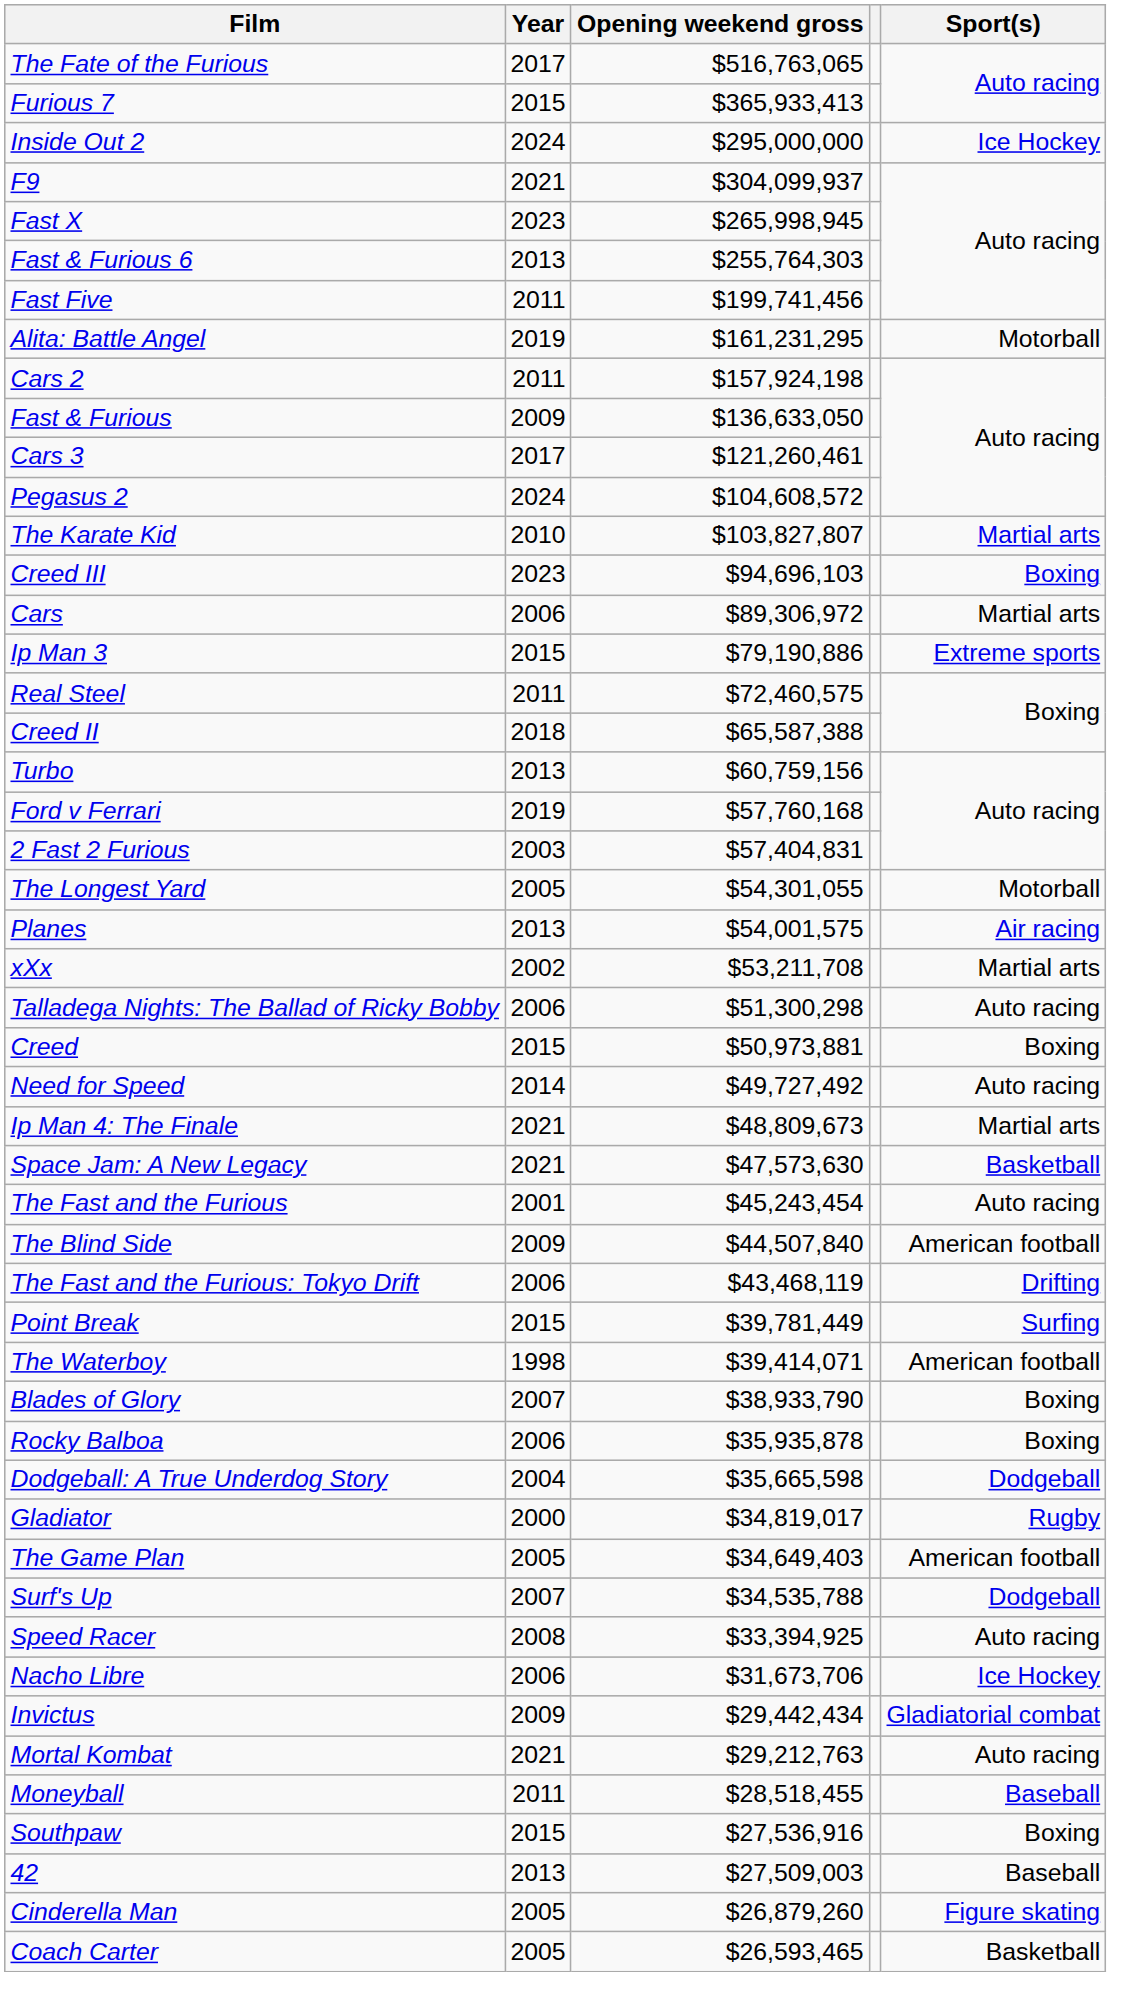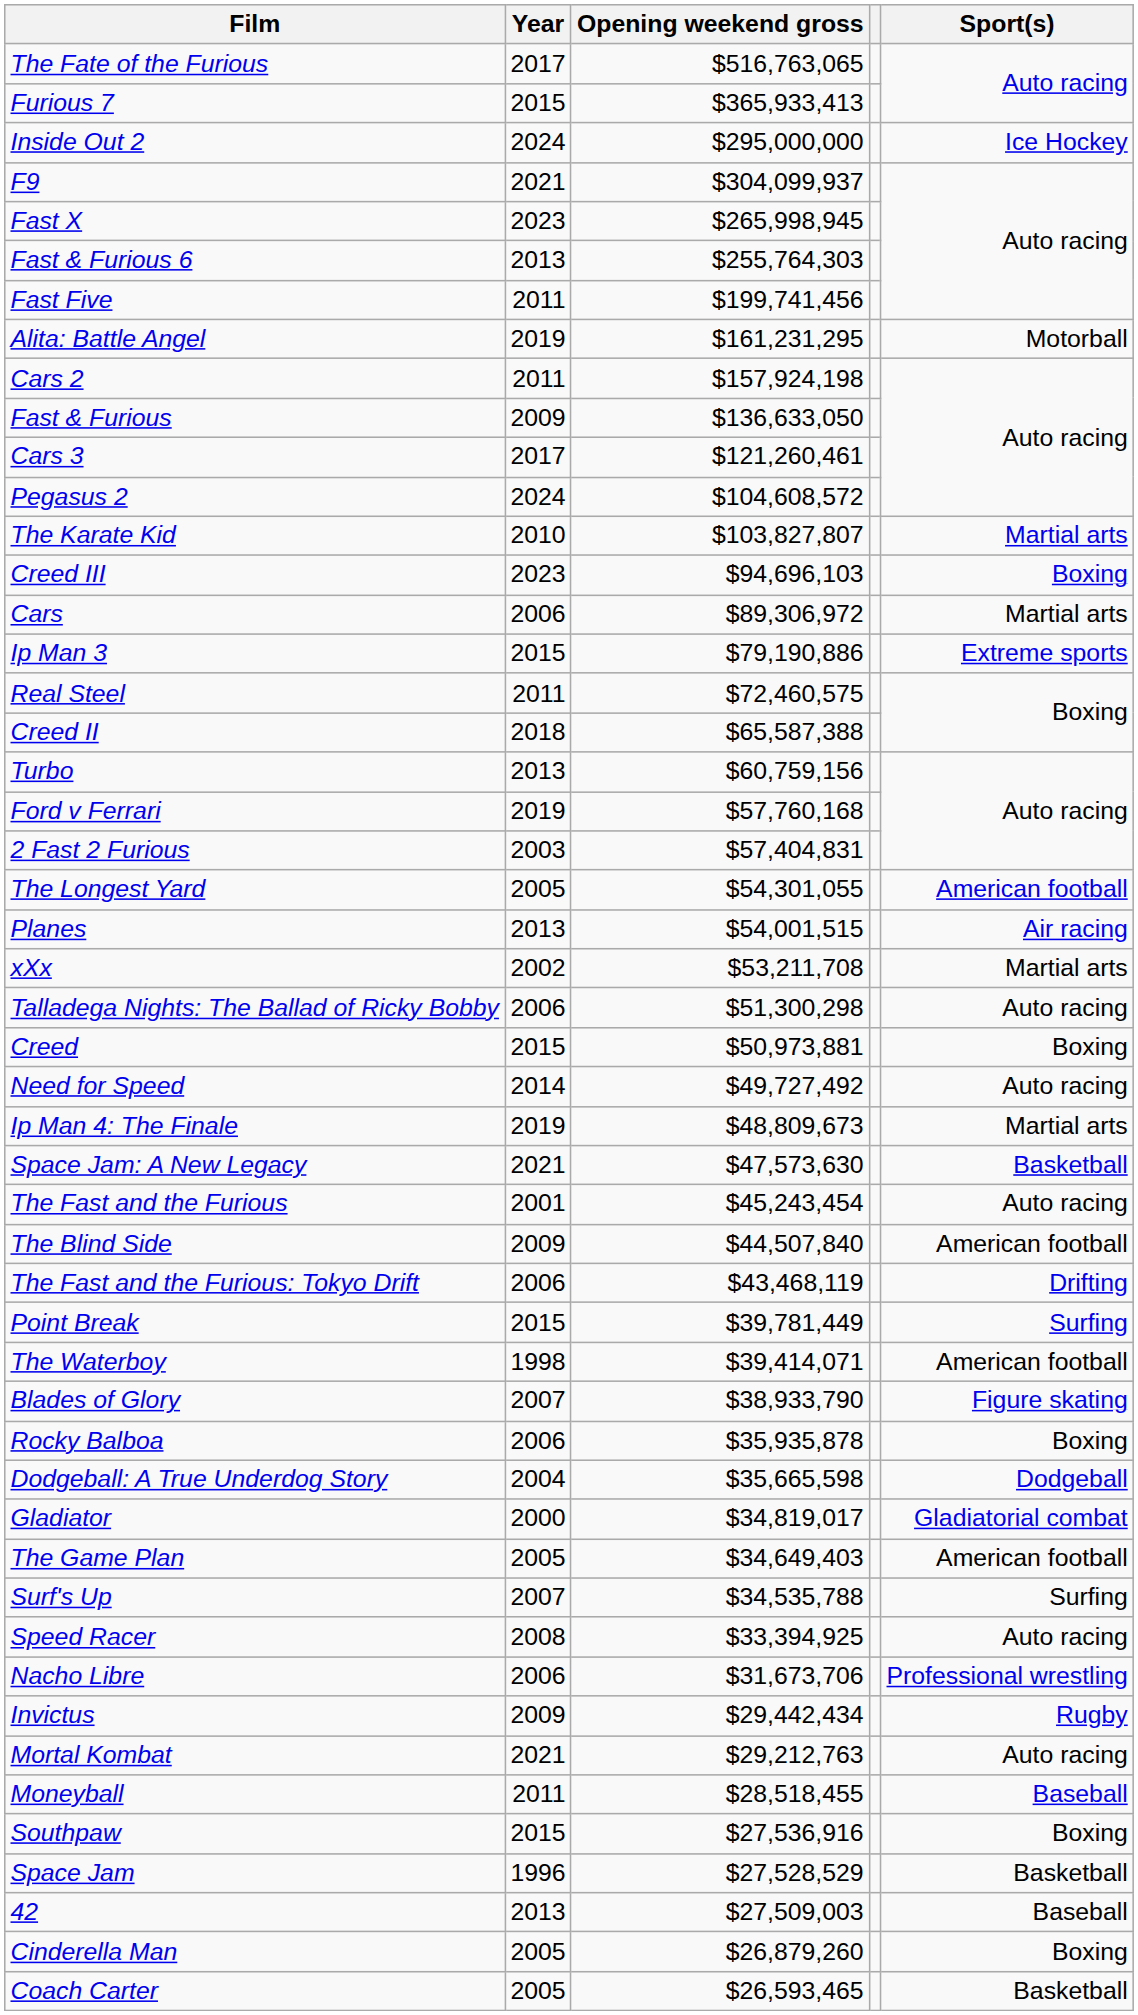(1049, 889) Motorball -> (1032, 889) American football
(795, 928) $54,001,575 -> (795, 928) $54,001,515
(538, 1125) 2021 -> (538, 1125) 2019
(1062, 1400) Boxing -> (1050, 1400) Figure skating
(1064, 1518) Rugby -> (1021, 1518) Gladiatorial combat
(1044, 1597) Dodgeball -> (1088, 1597) Surfing
(1039, 1676) Ice Hockey -> (1007, 1676) Professional wrestling
(993, 1715) Gladiatorial combat -> (1092, 1715) Rugby
+ row: (73, 1872)
(1022, 1912) Figure skating -> (1090, 1951) Boxing
